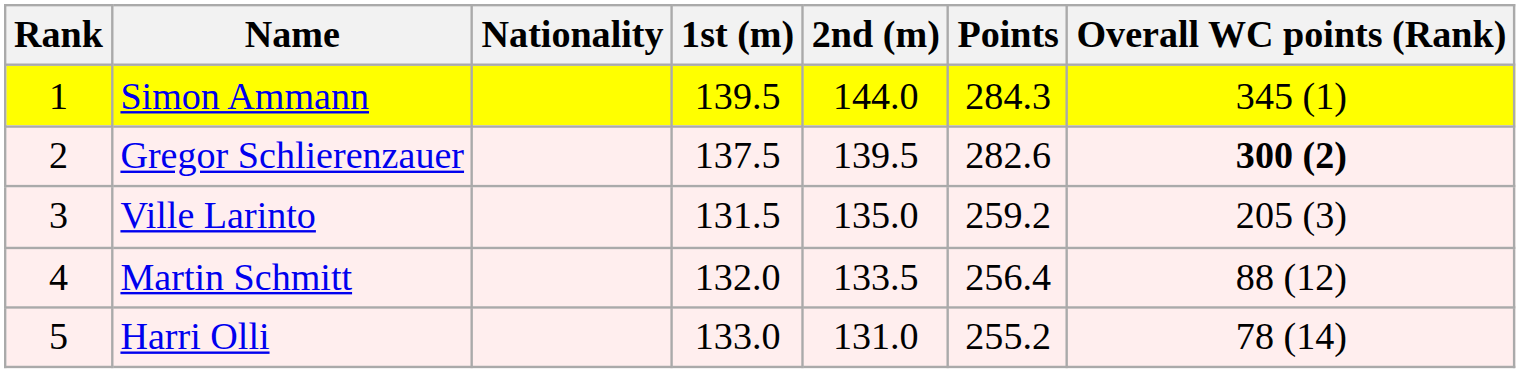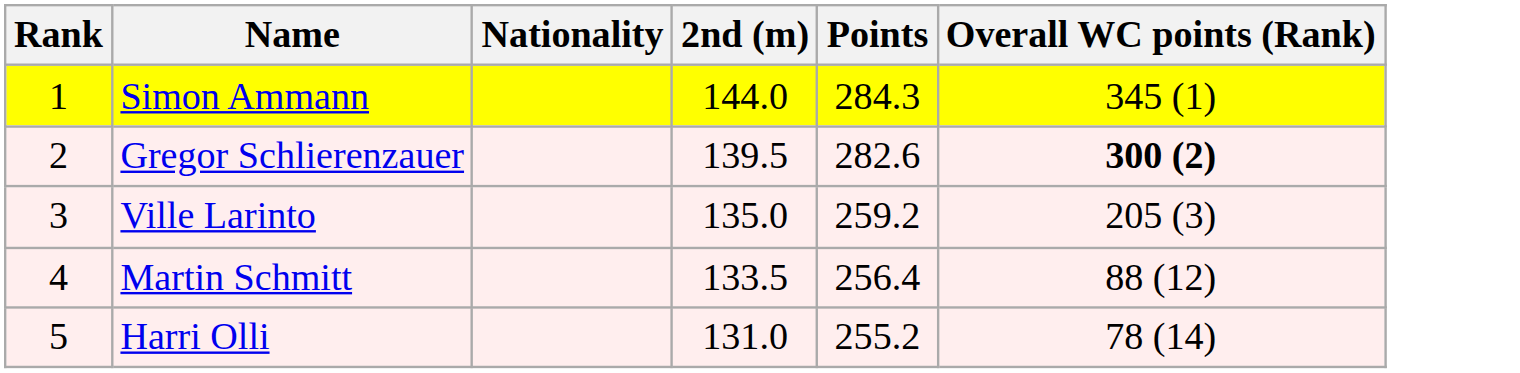- column: (738, 34)
